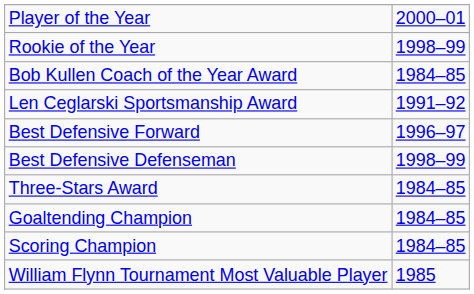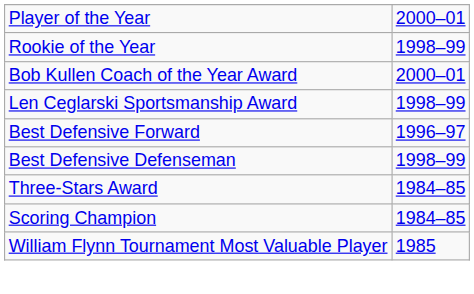(431, 75) 1984–85 -> (431, 75) 2000–01
(431, 103) 1991–92 -> (431, 103) 1998–99
- row: (100, 217)
